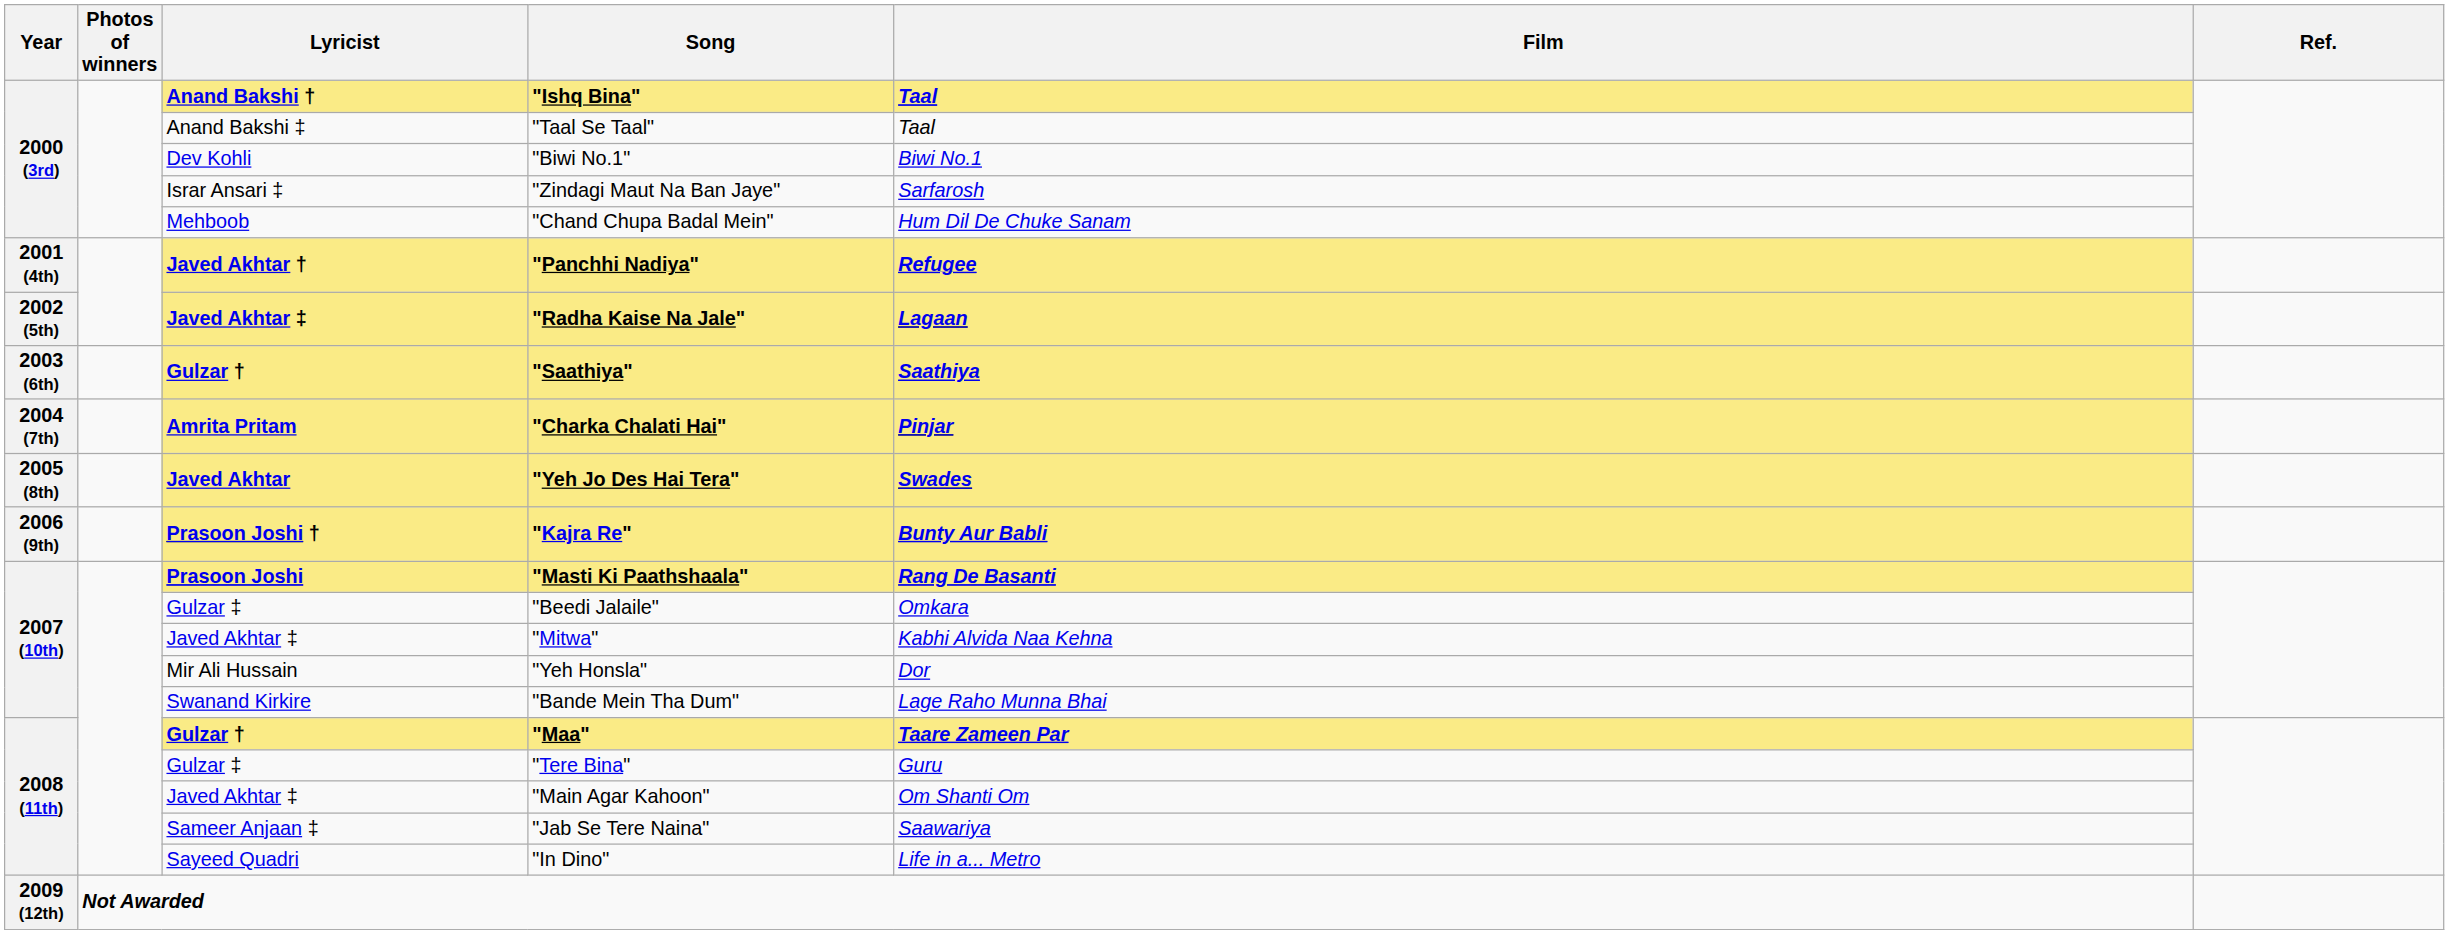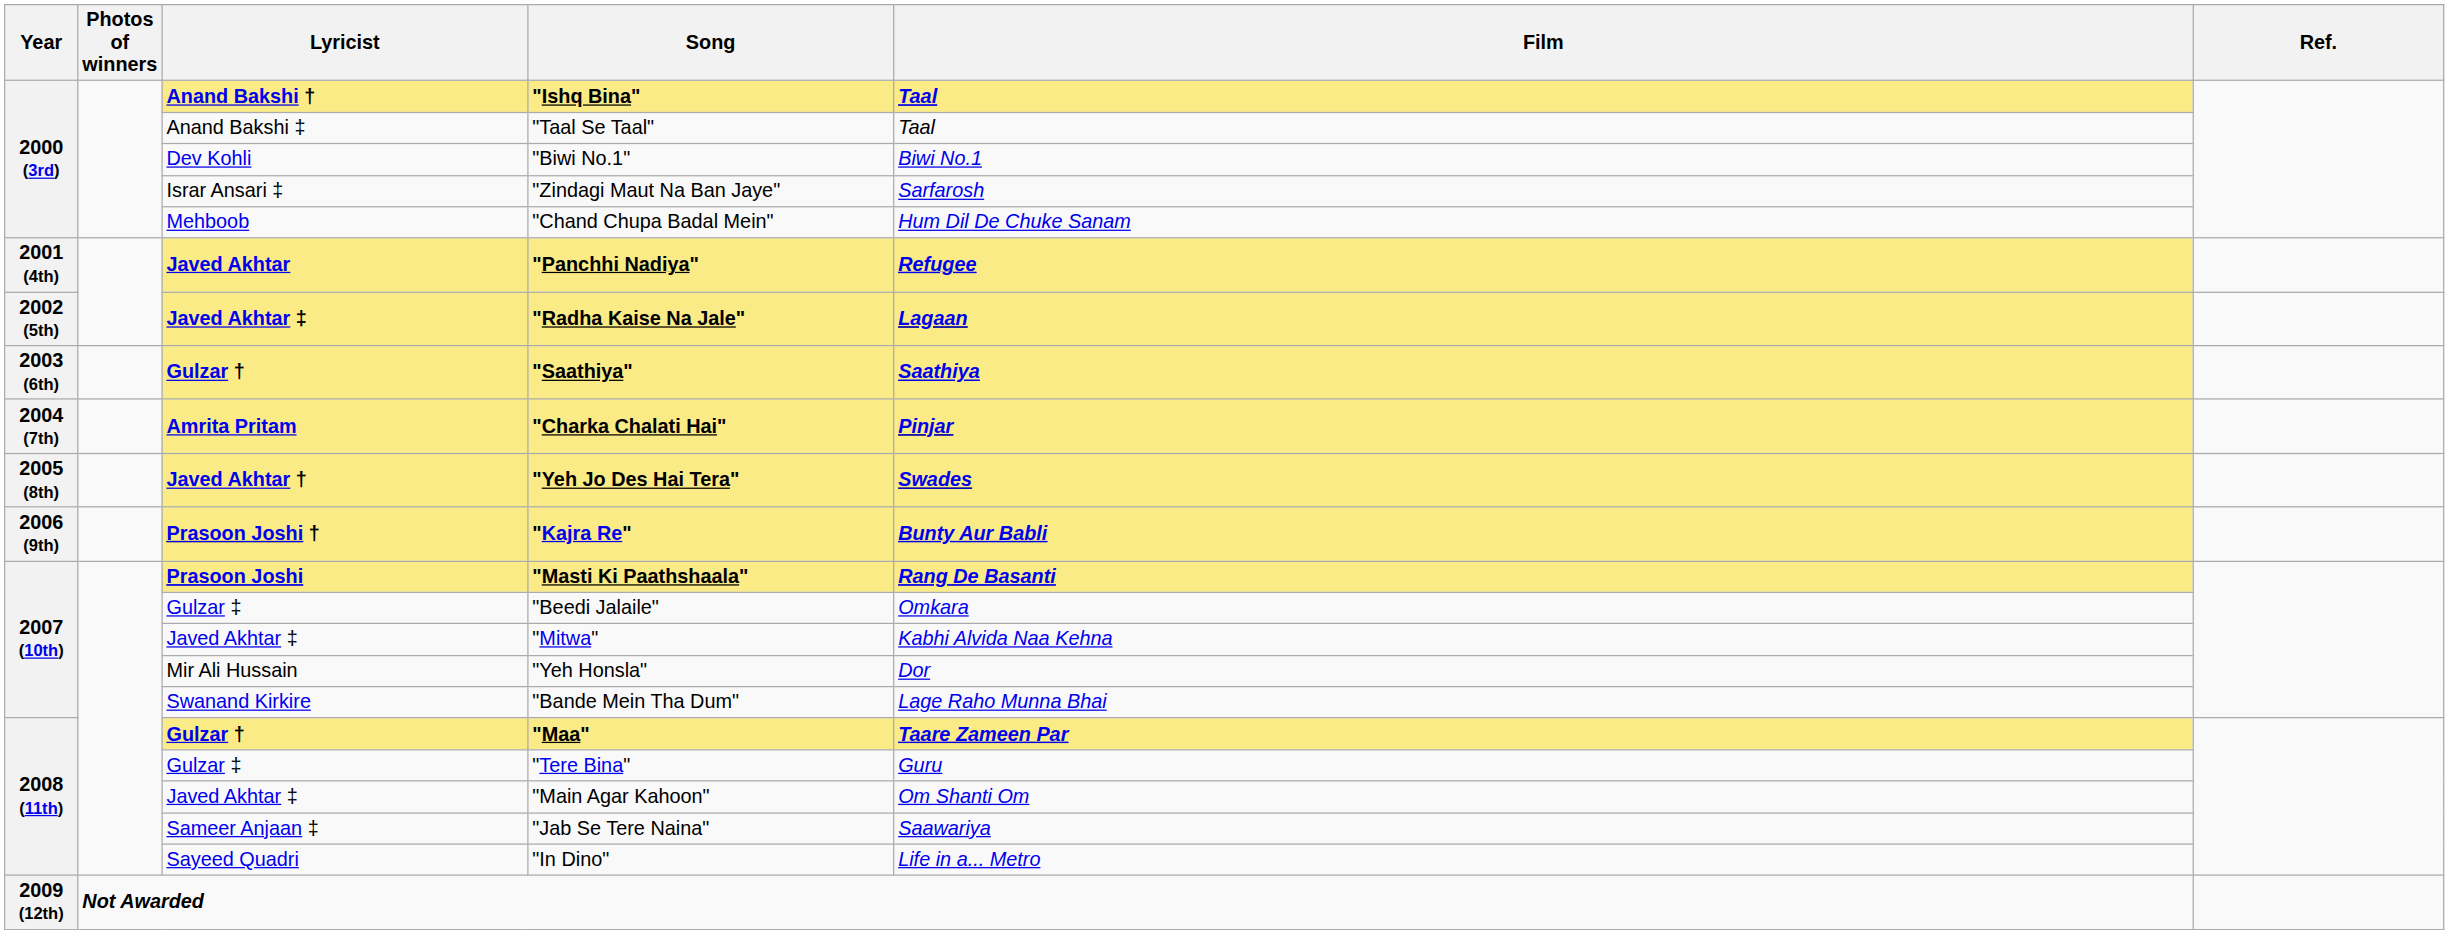(237, 264) Javed Akhtar † -> (228, 264) Javed Akhtar
(228, 479) Javed Akhtar -> (237, 479) Javed Akhtar †
